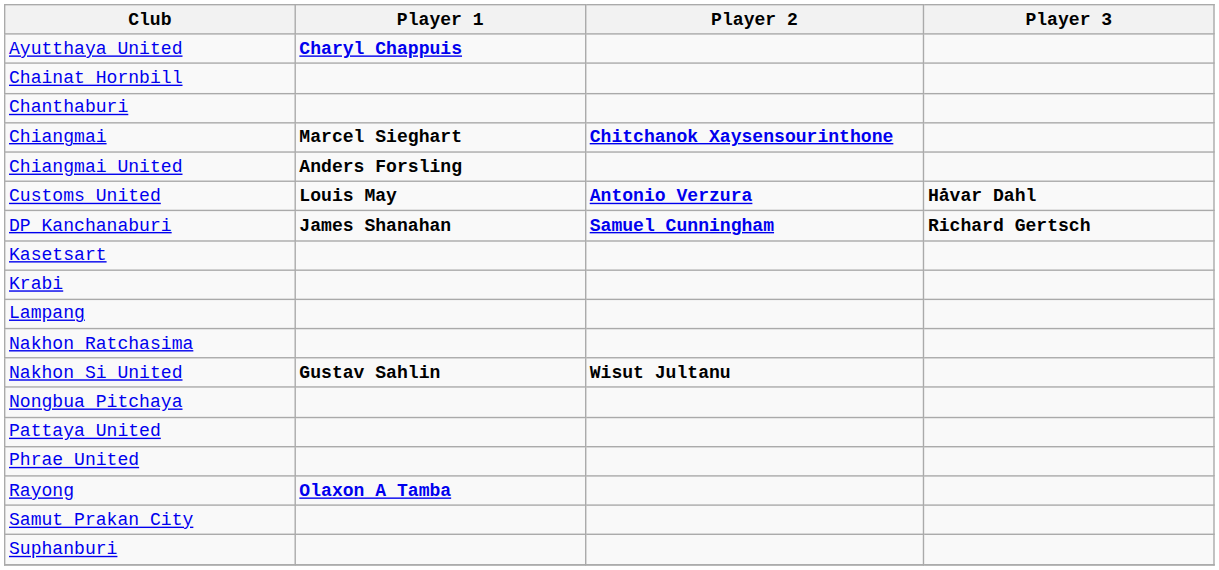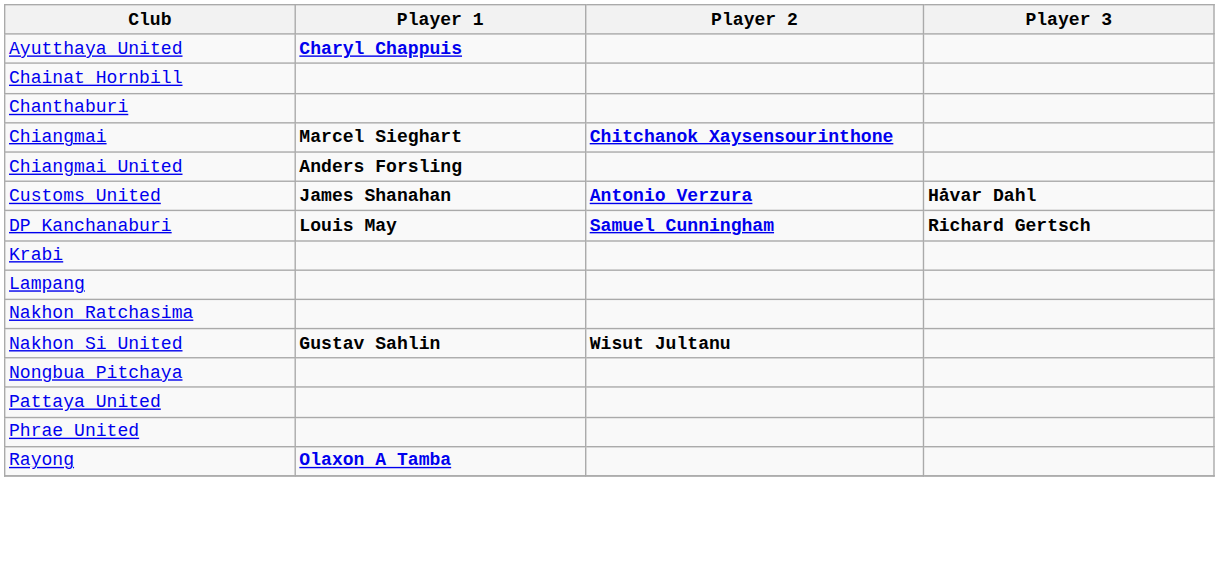(348, 196) Louis May -> (375, 196) James Shanahan
(375, 226) James Shanahan -> (348, 226) Louis May
- row: (58, 255)
- row: (101, 520)
- row: (63, 550)
